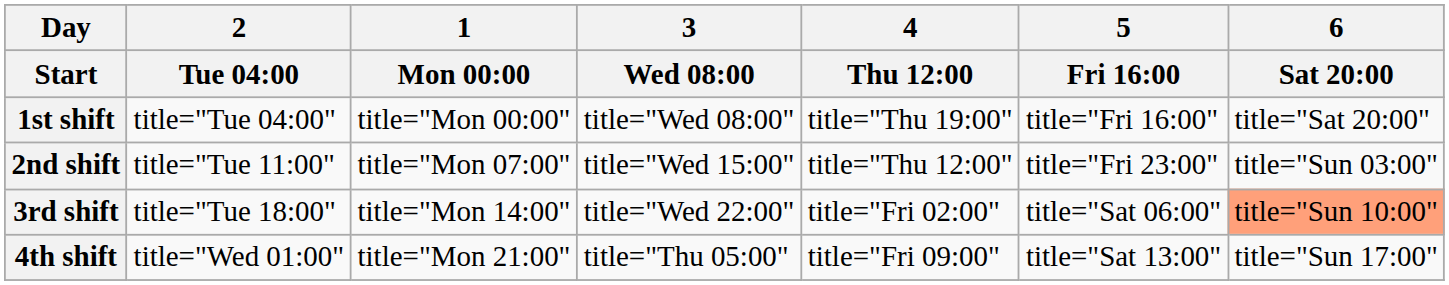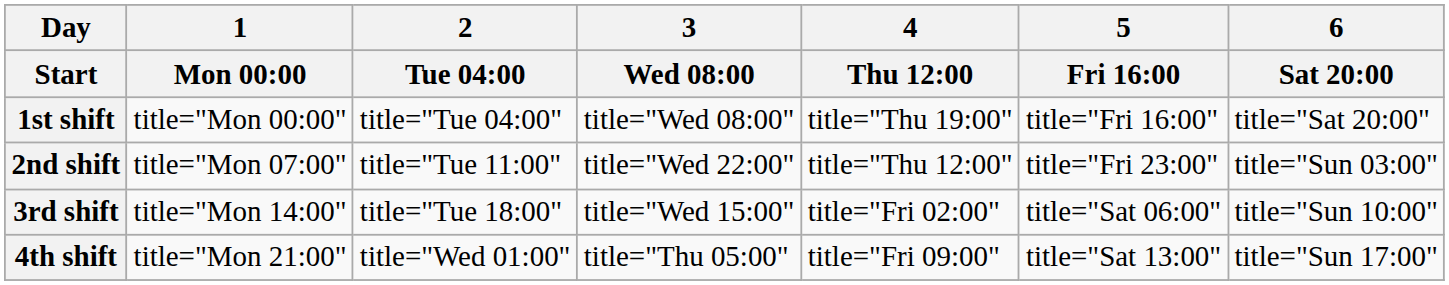columns swapped: (464, 73) <-> (239, 73)
(689, 165) title="Wed 15:00" -> (689, 165) title="Wed 22:00"
(689, 211) title="Wed 22:00" -> (689, 211) title="Wed 15:00"
(1336, 211) lightsalmon background -> (1336, 211) no background
